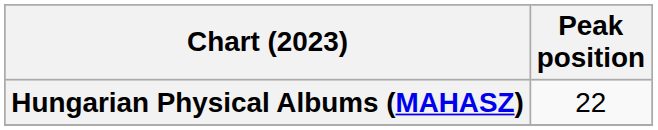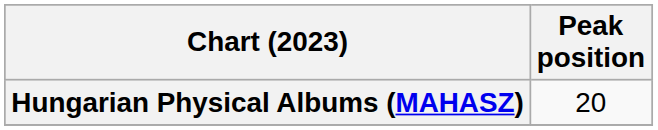(591, 102) 22 -> (591, 102) 20
